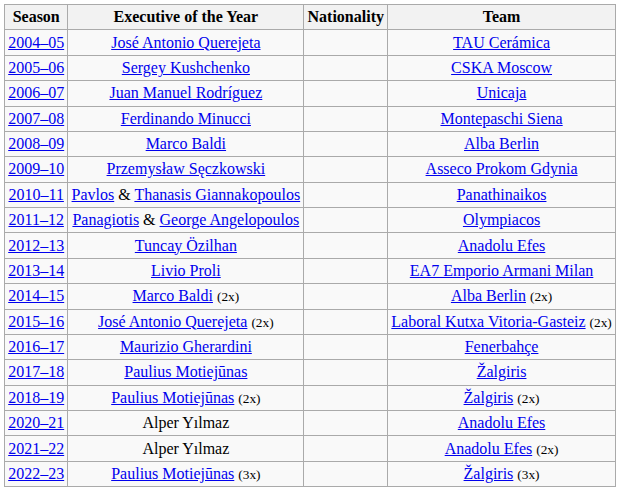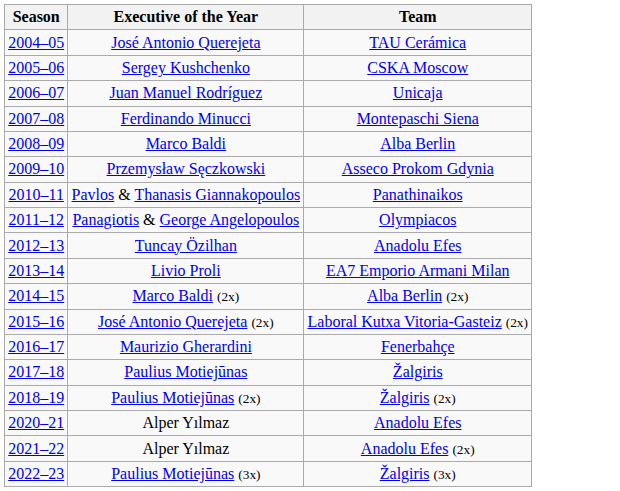- column: (346, 17)
